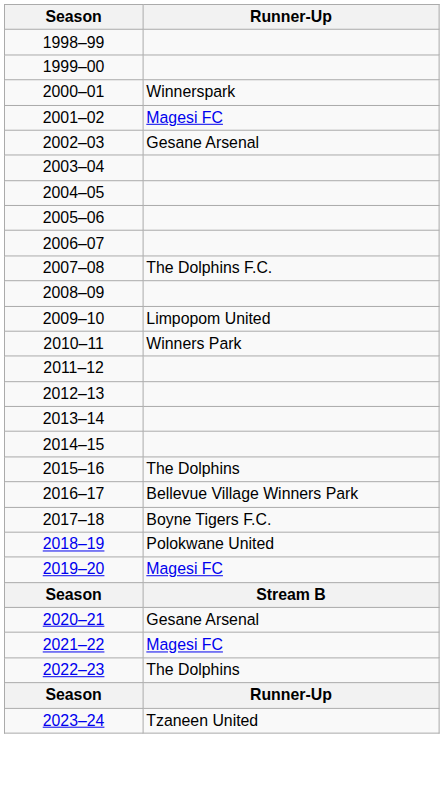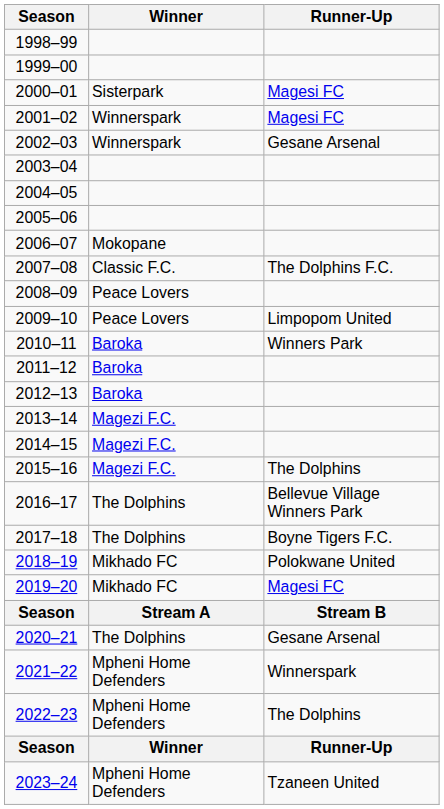+ column: (176, 17)
(191, 92) Winnerspark -> (306, 92) Magesi FC
(185, 645) Magesi FC -> (312, 671) Winnerspark
